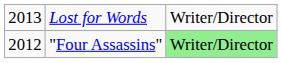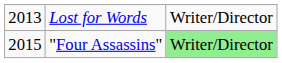(25, 44) 2012 -> (25, 44) 2015
